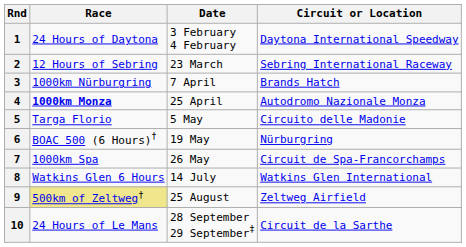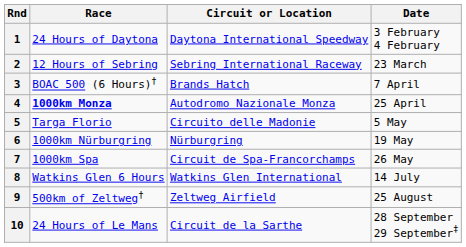columns swapped: (359, 13) <-> (212, 13)
(92, 82) 1000km Nürburgring -> (95, 83) BOAC 500 (6 Hours)†
(95, 139) BOAC 500 (6 Hours)† -> (92, 140) 1000km Nürburgring
(88, 197) khaki background -> (88, 197) no background
